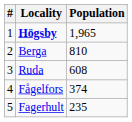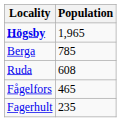- column: (10, 13)
(78, 51) 810 -> (67, 51) 785
(78, 88) 374 -> (67, 88) 465
